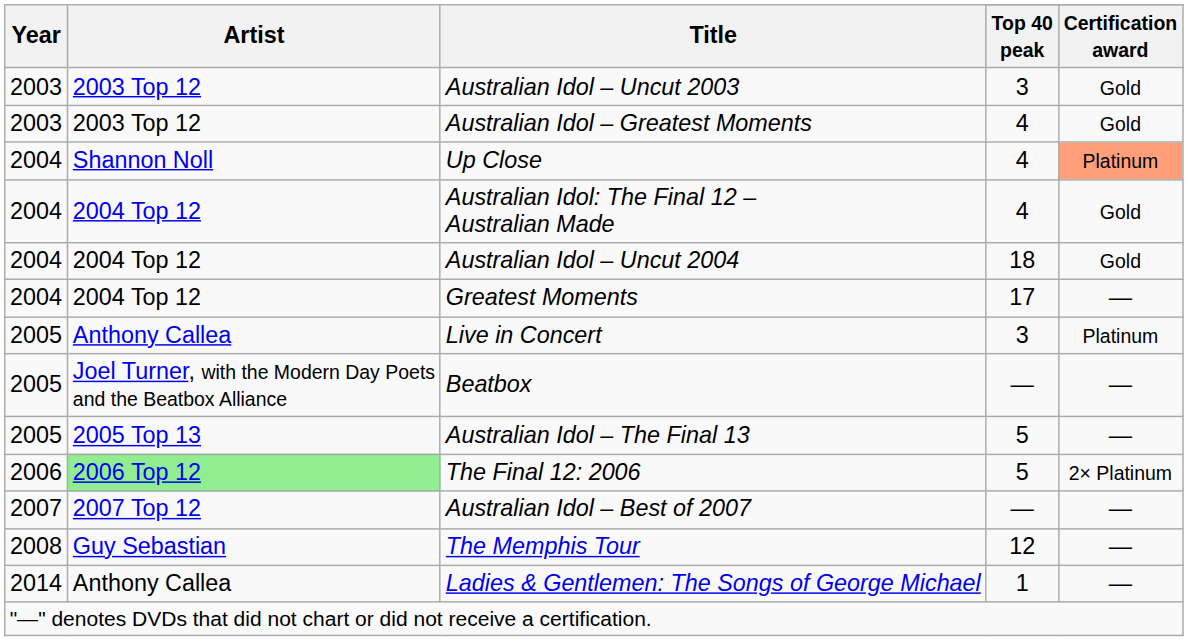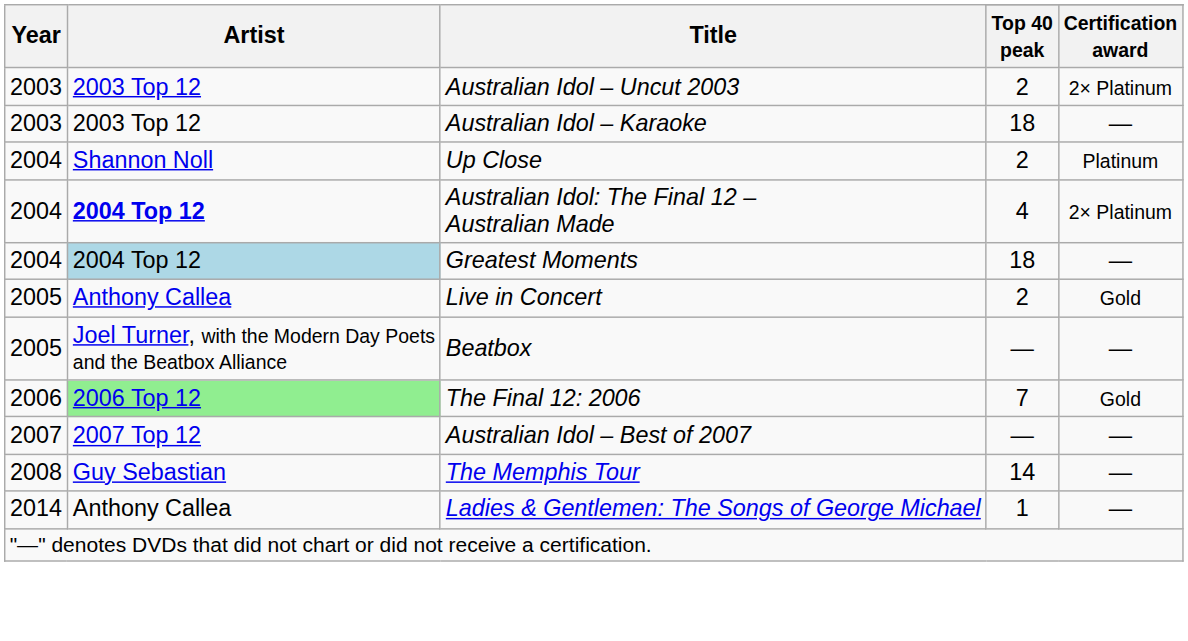(1022, 86) 3 -> (1022, 86) 2
(1120, 87) Gold -> (1120, 87) 2× Platinum
+ row: (576, 123)
- row: (629, 123)
(1022, 160) 4 -> (1022, 160) 2
(1120, 161) lightsalmon background -> (1120, 161) no background
(137, 210) normal -> (139, 210) bold
(1120, 212) Gold -> (1120, 212) 2× Platinum
- row: (593, 260)
(137, 297) no background -> (137, 260) lightblue background
(1022, 297) 17 -> (1022, 260) 18
(1022, 334) 3 -> (1022, 297) 2
(1120, 336) Platinum -> (1120, 299) Gold
- row: (598, 435)
(1022, 472) 5 -> (1022, 398) 7
(1120, 473) 2× Platinum -> (1120, 399) Gold
(1022, 546) 12 -> (1022, 472) 14
